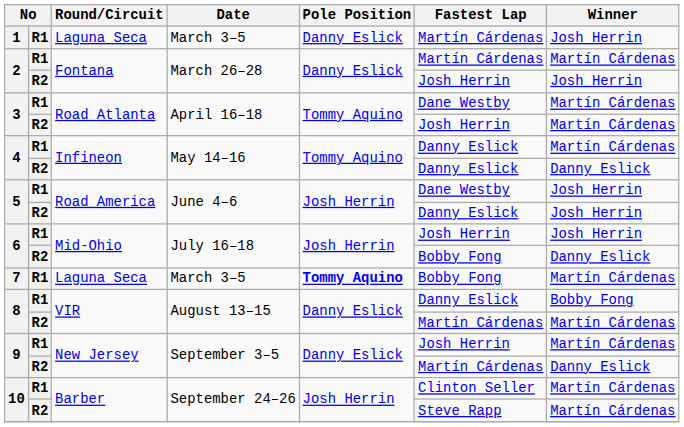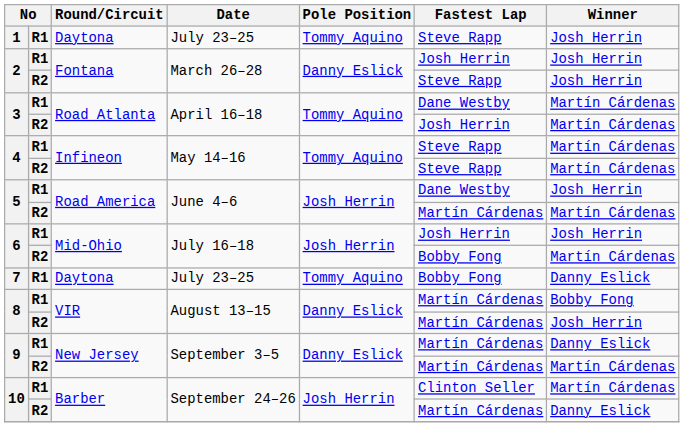(101, 38) Laguna Seca -> (84, 38) Daytona
(208, 38) March 3–5 -> (212, 38) July 23–25
(353, 38) Danny Eslick -> (353, 38) Tommy Aquino
(481, 38) Martín Cárdenas -> (460, 38) Steve Rapp
(481, 60) Martín Cárdenas -> (464, 60) Josh Herrin
(613, 60) Martín Cárdenas -> (596, 60) Josh Herrin
(464, 81) Josh Herrin -> (460, 81) Steve Rapp
(468, 147) Danny Eslick -> (460, 147) Steve Rapp
(468, 169) Danny Eslick -> (460, 169) Steve Rapp
(600, 169) Danny Eslick -> (613, 169) Martín Cárdenas
(468, 213) Danny Eslick -> (481, 213) Martín Cárdenas
(596, 213) Josh Herrin -> (613, 213) Martín Cárdenas
(600, 257) Danny Eslick -> (613, 257) Martín Cárdenas
(101, 279) Laguna Seca -> (84, 279) Daytona
(208, 279) March 3–5 -> (212, 279) July 23–25
(353, 279) bold -> (353, 279) normal
(613, 279) Martín Cárdenas -> (600, 279) Danny Eslick
(468, 301) Danny Eslick -> (481, 301) Martín Cárdenas
(613, 323) Martín Cárdenas -> (596, 323) Josh Herrin
(464, 345) Josh Herrin -> (481, 345) Martín Cárdenas
(613, 345) Martín Cárdenas -> (600, 345) Danny Eslick
(600, 367) Danny Eslick -> (613, 367) Martín Cárdenas
(460, 410) Steve Rapp -> (481, 410) Martín Cárdenas
(613, 410) Martín Cárdenas -> (600, 410) Danny Eslick
